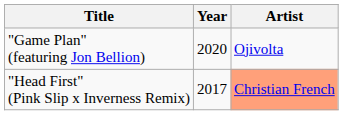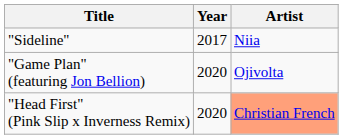+ row: (39, 40)
(212, 89) 2017 -> (212, 113) 2020
